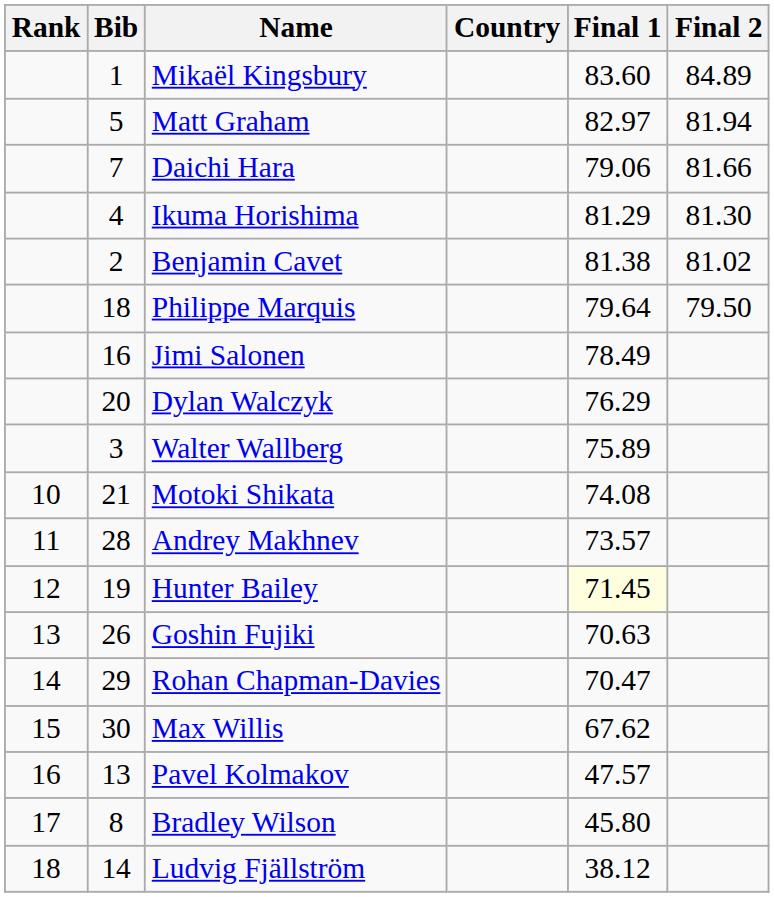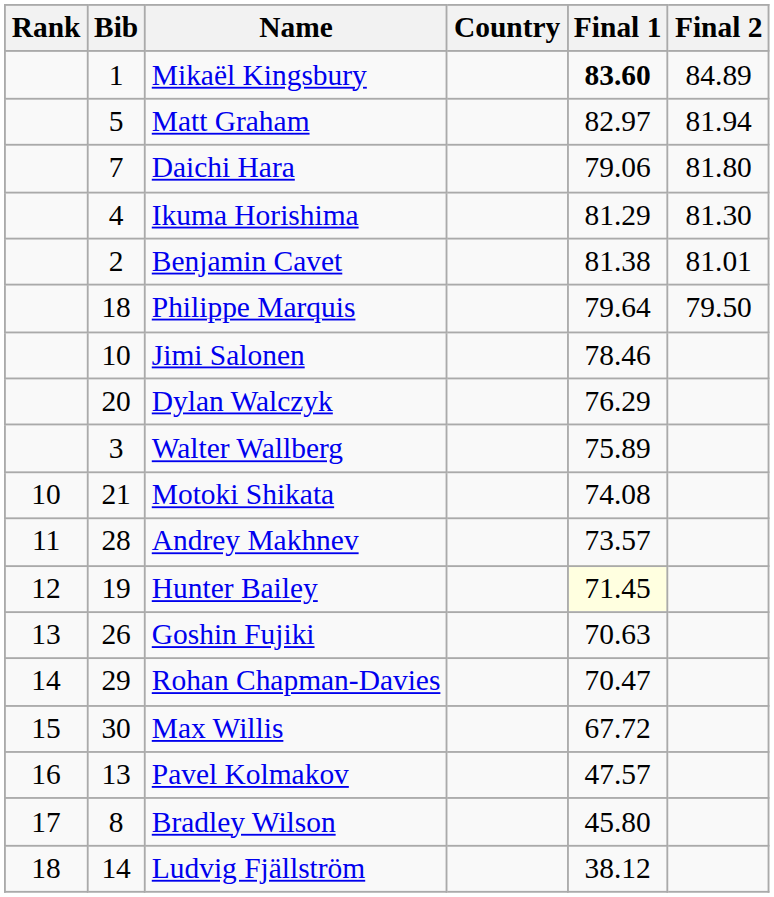(618, 74) normal -> (618, 74) bold
(719, 167) 81.66 -> (719, 167) 81.80
(719, 261) 81.02 -> (719, 261) 81.01
(116, 354) 16 -> (116, 354) 10
(618, 354) 78.49 -> (618, 354) 78.46
(618, 728) 67.62 -> (618, 728) 67.72
